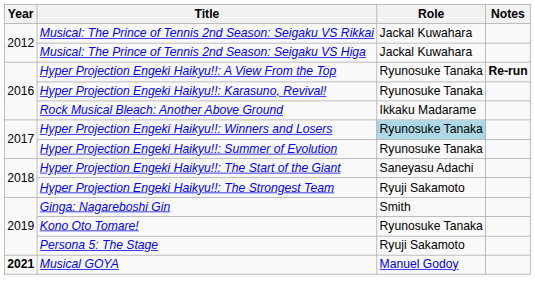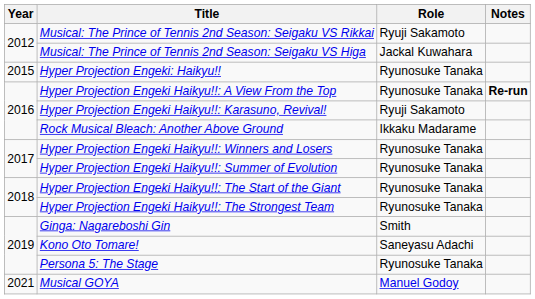(426, 33) Jackal Kuwahara -> (422, 33) Ryuji Sakamoto
+ row: (130, 71)
(431, 91) Ryunosuke Tanaka -> (422, 110) Ryuji Sakamoto
(431, 129) lightblue background -> (431, 149) no background
(427, 168) Saneyasu Adachi -> (431, 187) Ryunosuke Tanaka
(422, 187) Ryuji Sakamoto -> (431, 206) Ryunosuke Tanaka
(431, 226) Ryunosuke Tanaka -> (427, 245) Saneyasu Adachi
(422, 245) Ryuji Sakamoto -> (431, 264) Ryunosuke Tanaka
(21, 264) bold -> (21, 284) normal
